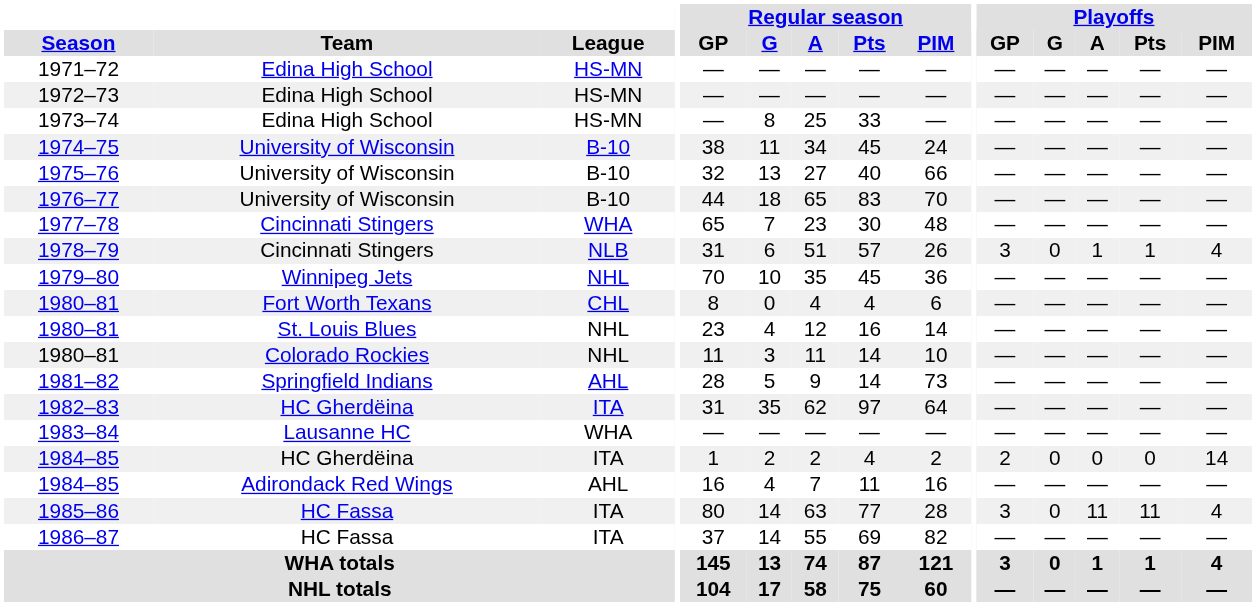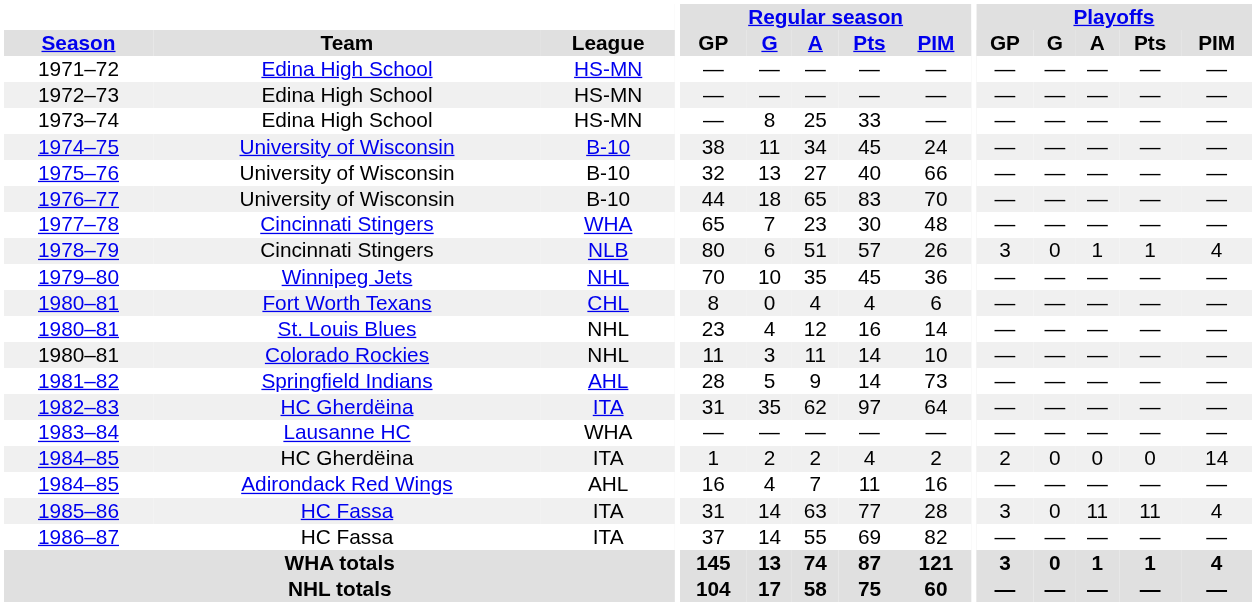(713, 250) 31 -> (713, 250) 80
(713, 510) 80 -> (713, 510) 31
